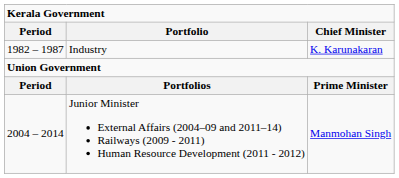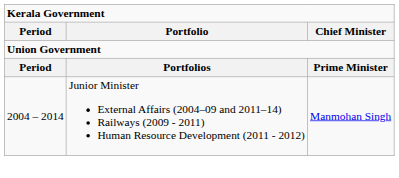- row: (88, 49)
